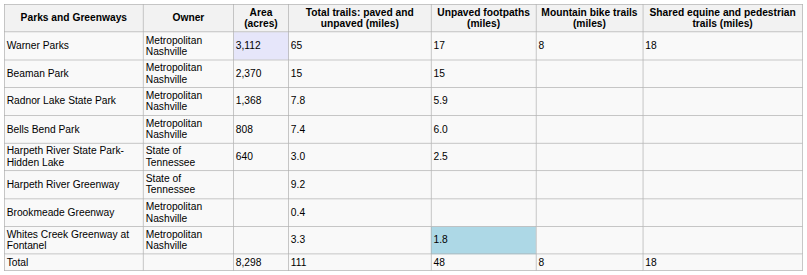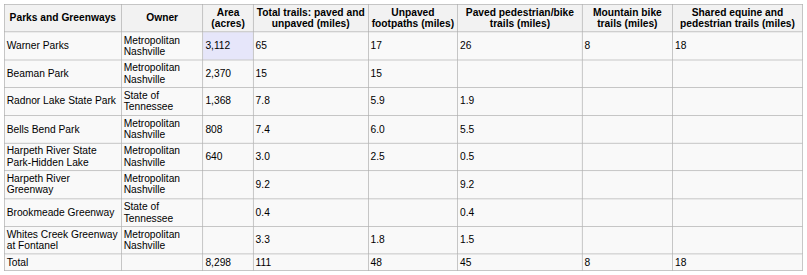+ column: (520, 18)
(174, 101) Metropolitan Nashville -> (148, 101) State of Tennessee
(170, 157) State of Tennessee -> (152, 157) Metropolitan Nashville
(170, 184) State of Tennessee -> (152, 184) Metropolitan Nashville
(174, 212) Metropolitan Nashville -> (148, 212) State of Tennessee
(441, 240) lightblue background -> (378, 240) no background
